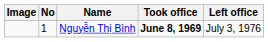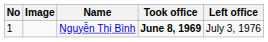columns swapped: (48, 12) <-> (21, 12)
